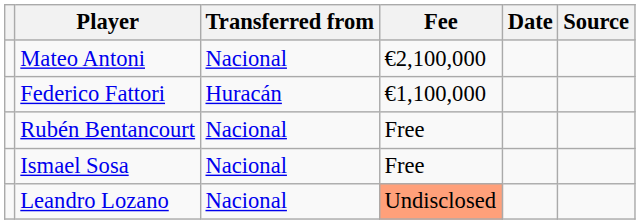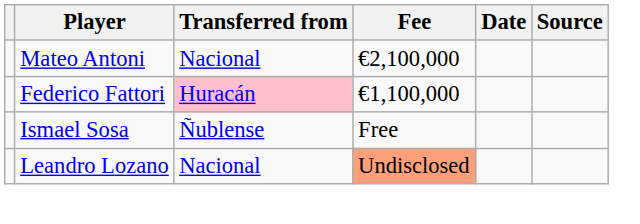(244, 93) no background -> (217, 93) pink background
- row: (108, 129)
(246, 165) Nacional -> (222, 129) Ñublense
